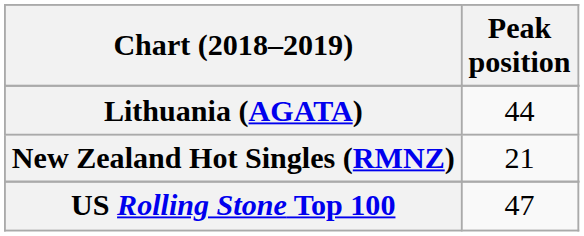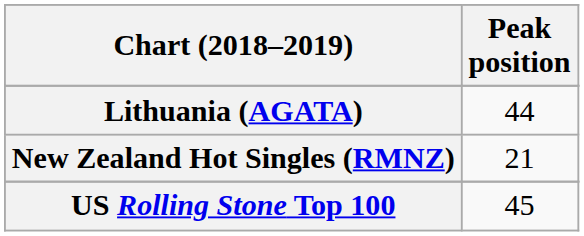(520, 205) 47 -> (520, 205) 45
